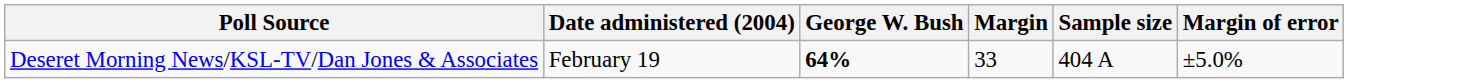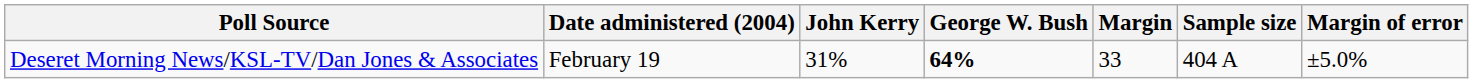+ column: (862, 22)
